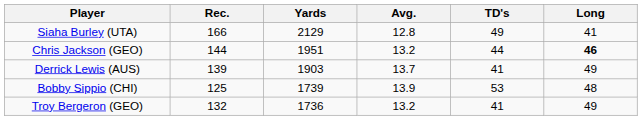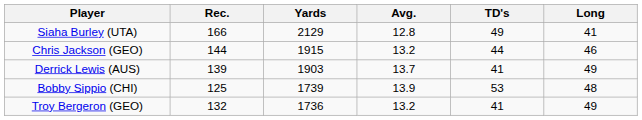(310, 50) 1951 -> (310, 50) 1915
(591, 50) bold -> (591, 50) normal
